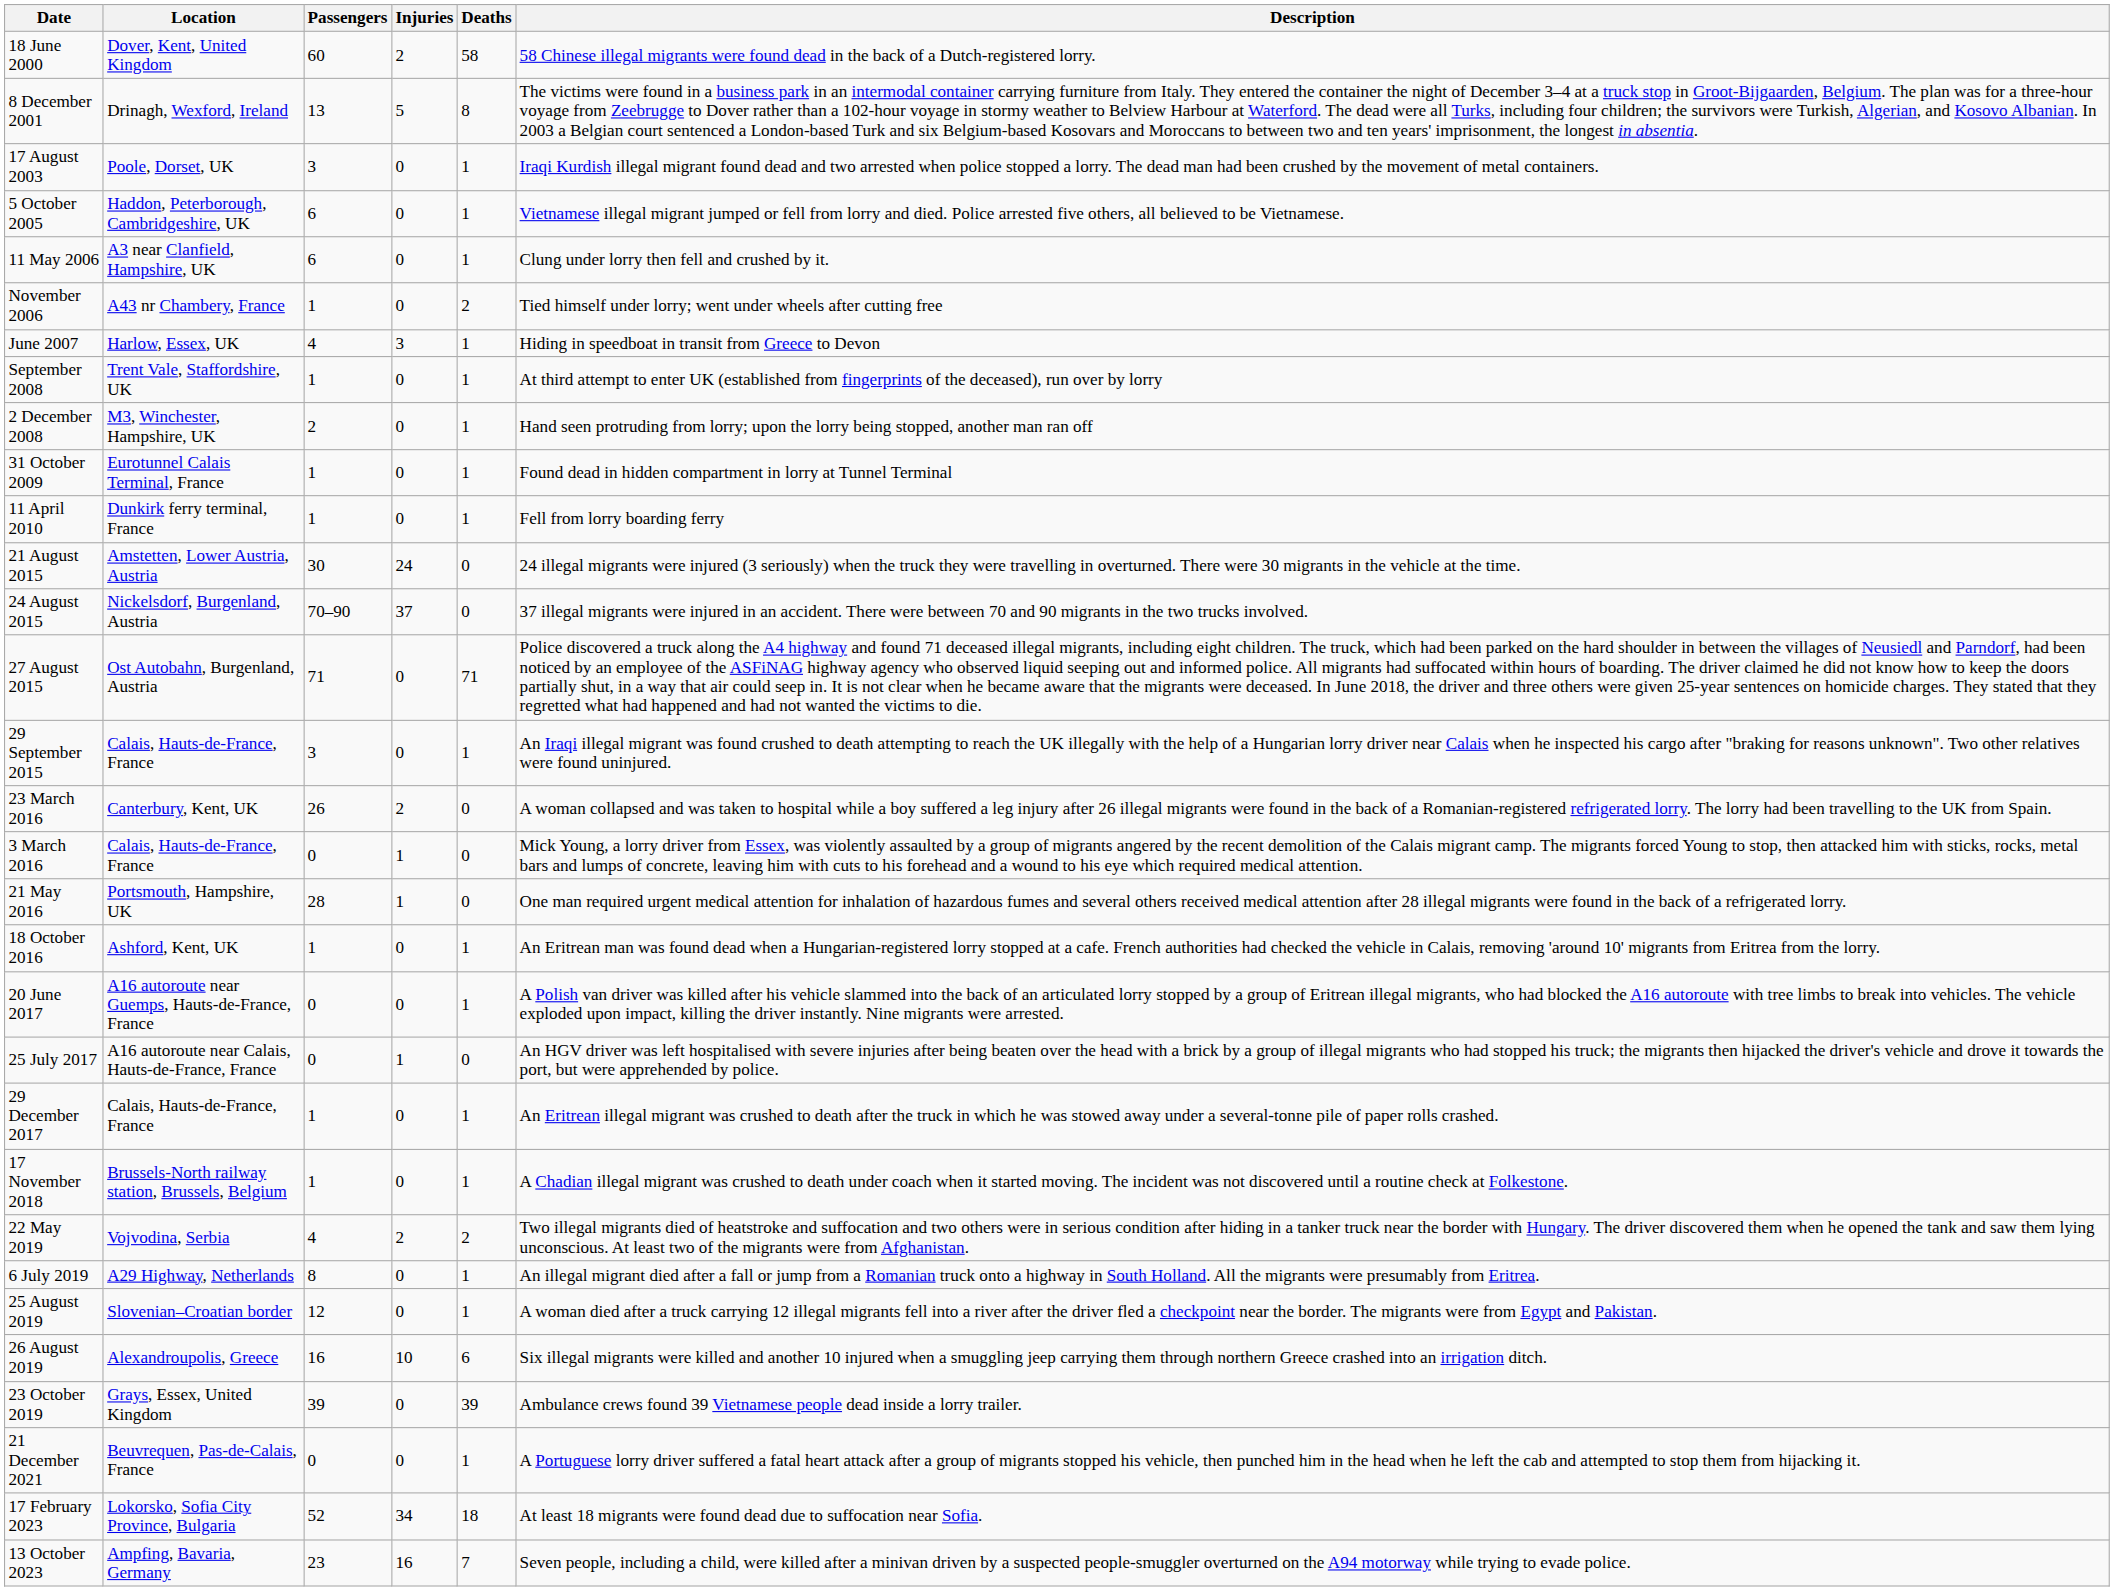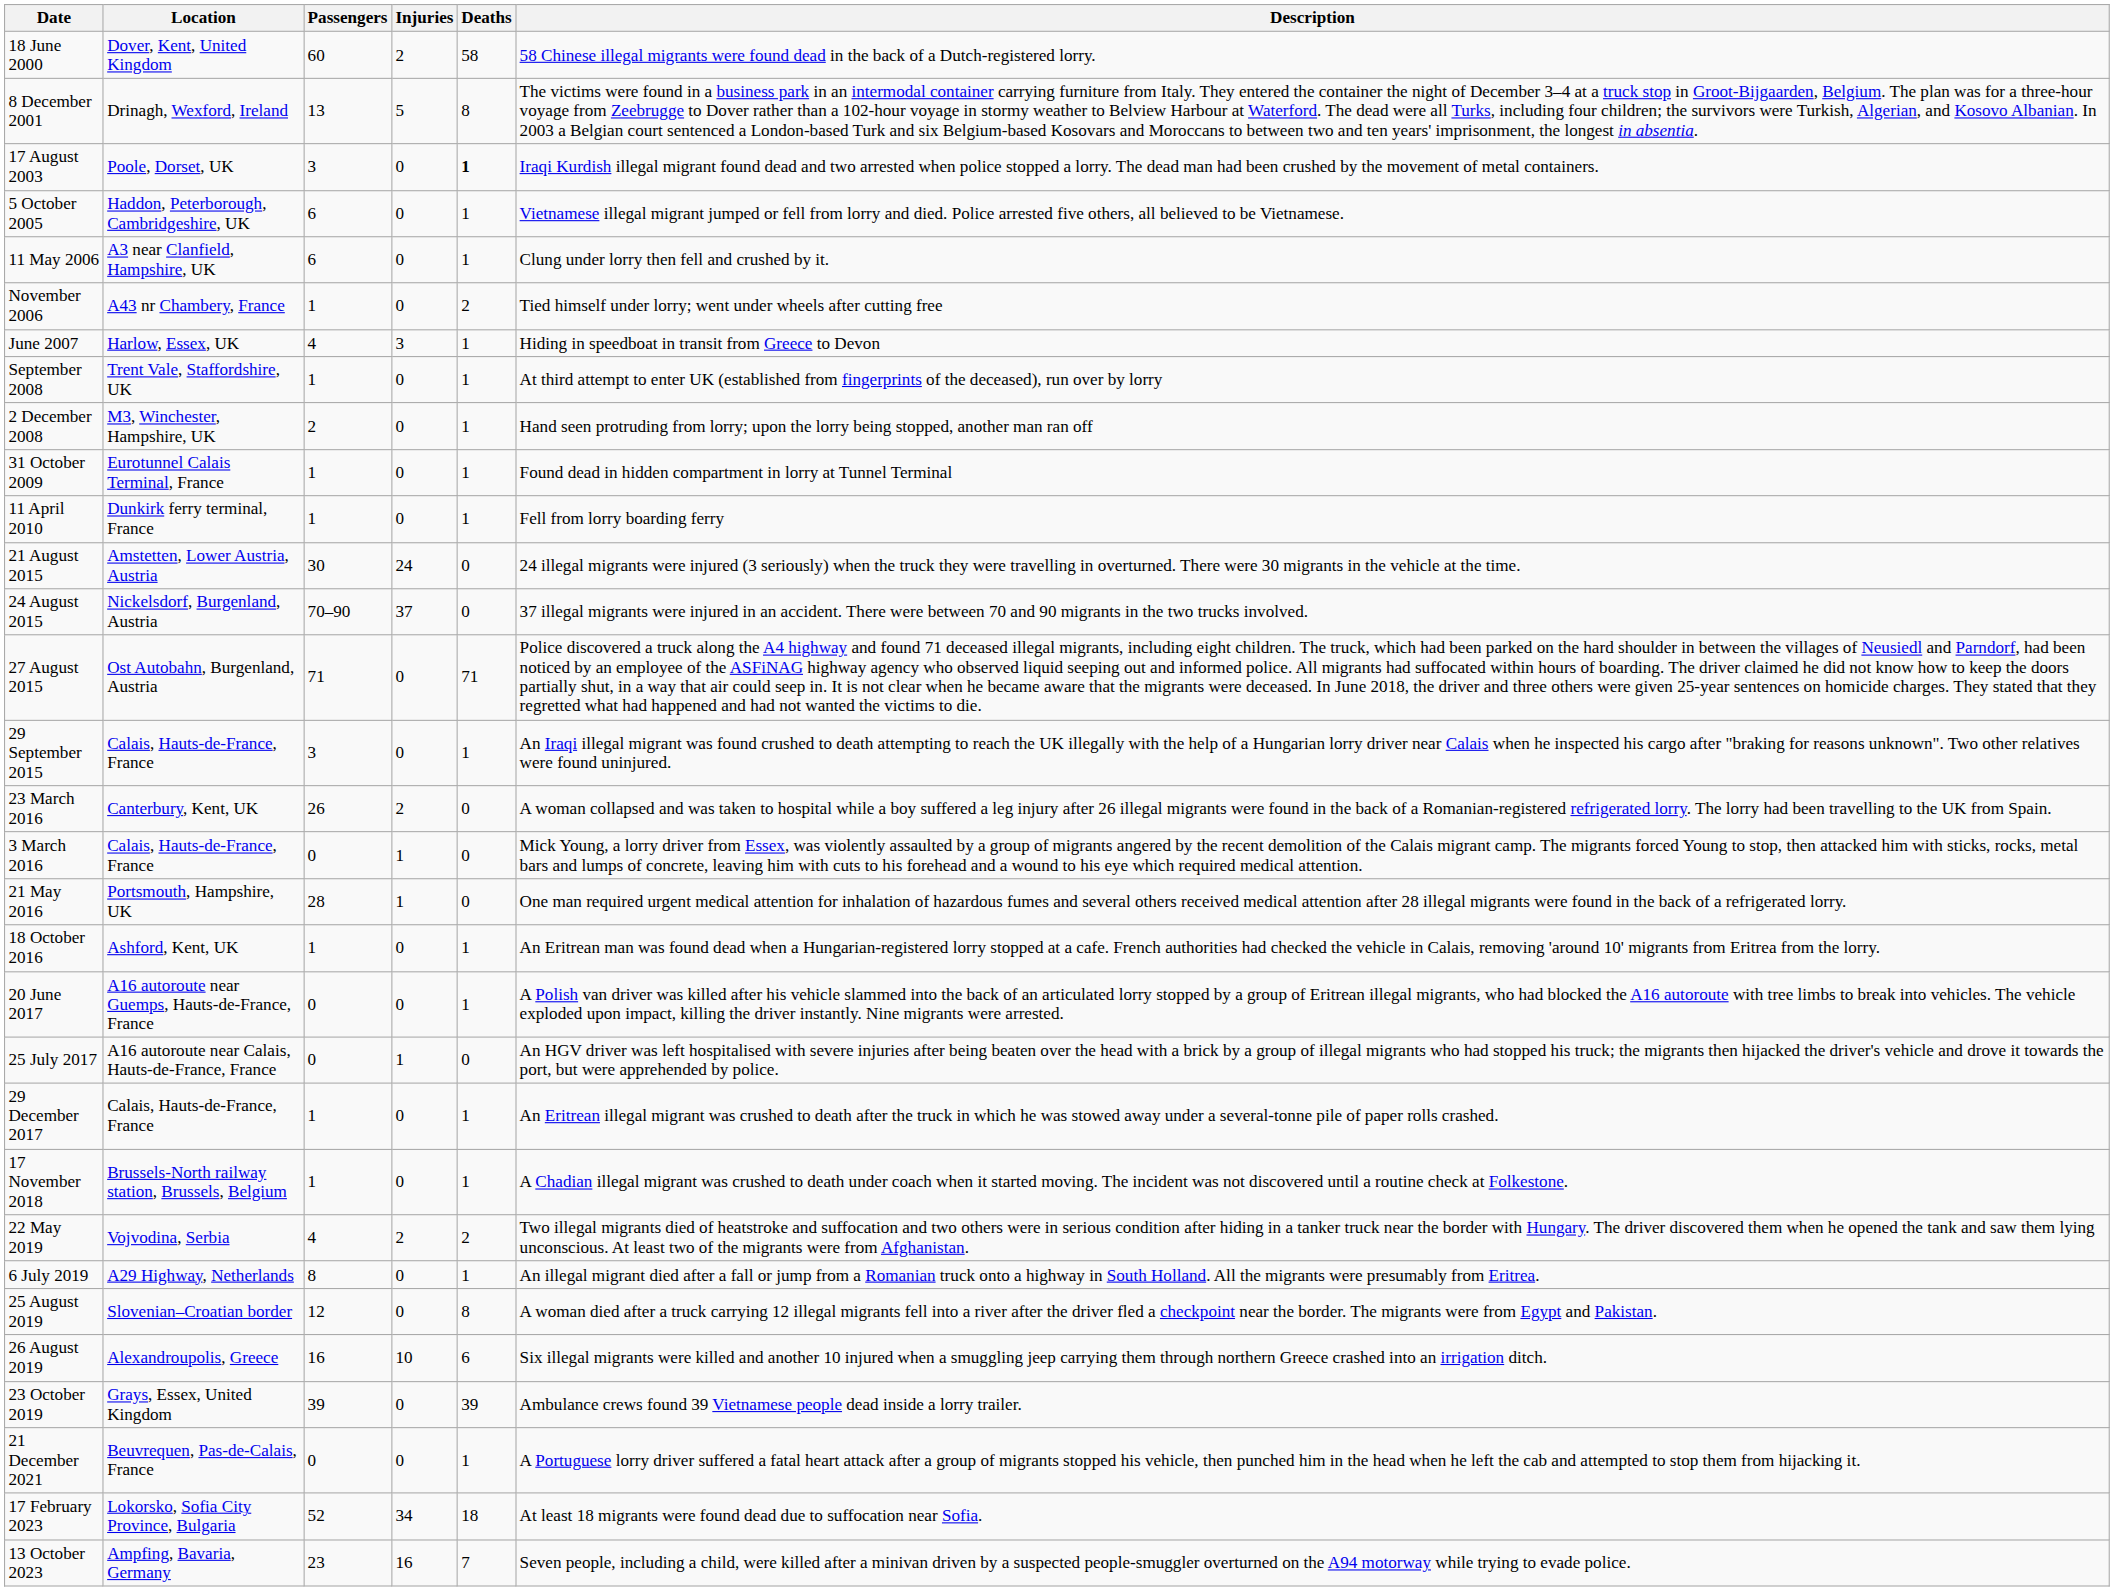(466, 166) normal -> (466, 166) bold
(466, 1311) 1 -> (466, 1311) 8
